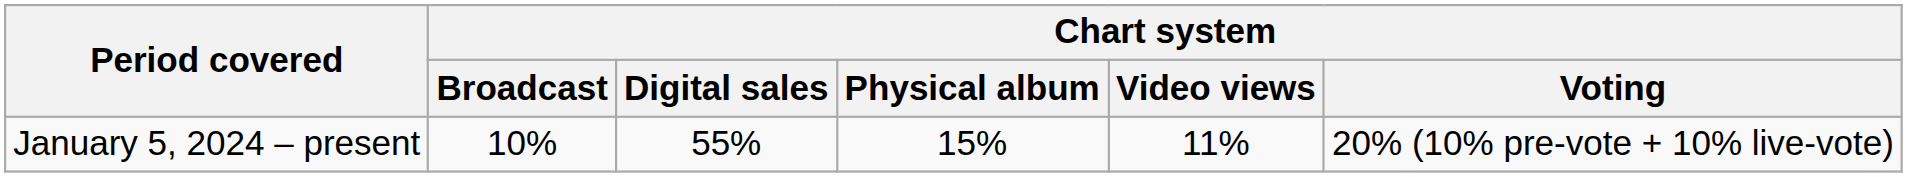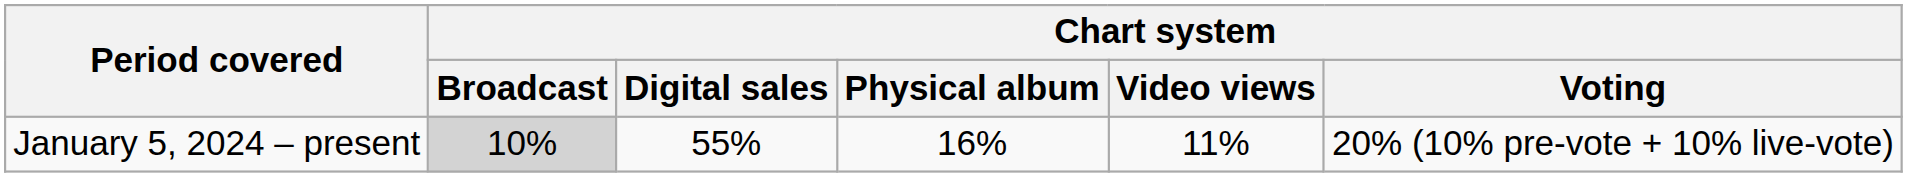(522, 143) no background -> (522, 143) lightgrey background
(972, 143) 15% -> (972, 143) 16%
